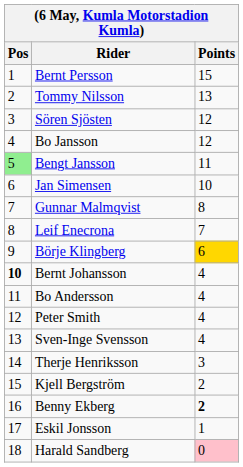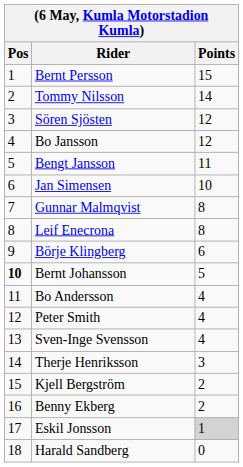(205, 97) 13 -> (205, 97) 14
(11, 163) lightgreen background -> (11, 163) no background
(201, 229) 7 -> (201, 229) 8
(201, 251) gold background -> (201, 251) no background
(201, 274) 4 -> (201, 274) 5
(201, 406) bold -> (201, 406) normal
(201, 428) no background -> (201, 428) lightgrey background
(201, 450) pink background -> (201, 450) no background
